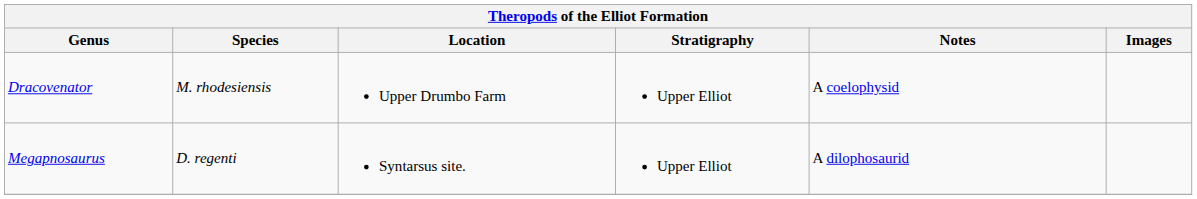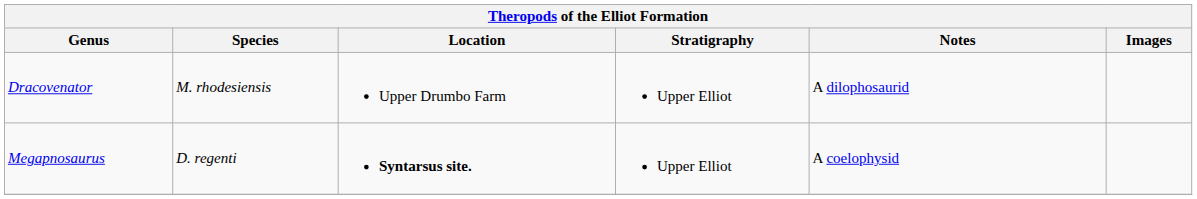(856, 87) A coelophysid -> (861, 87) A dilophosaurid
(477, 167) normal -> (477, 167) bold
(861, 158) A dilophosaurid -> (856, 158) A coelophysid
